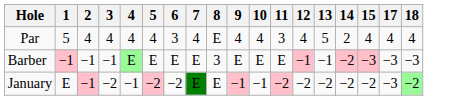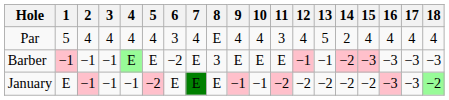+ column: (390, 15)
(175, 60) E -> (175, 60) −2
(110, 83) −2 -> (110, 83) −1
(175, 83) −2 -> (175, 83) E
